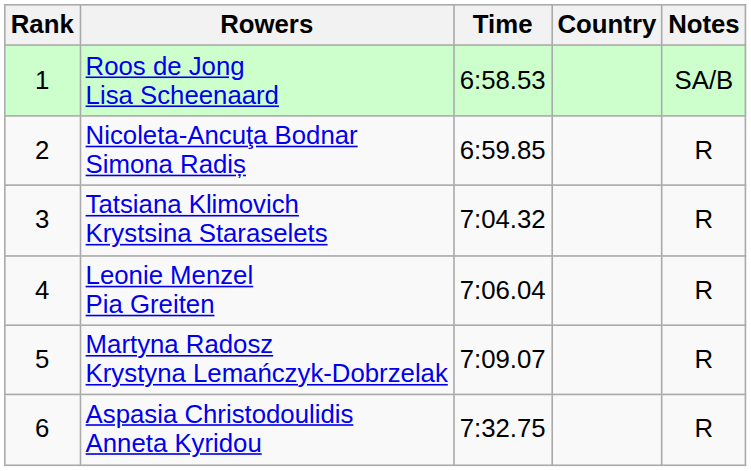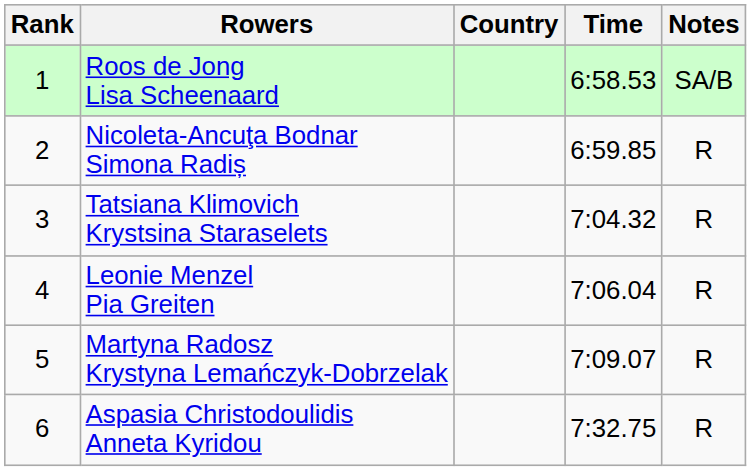columns swapped: (607, 24) <-> (503, 24)
